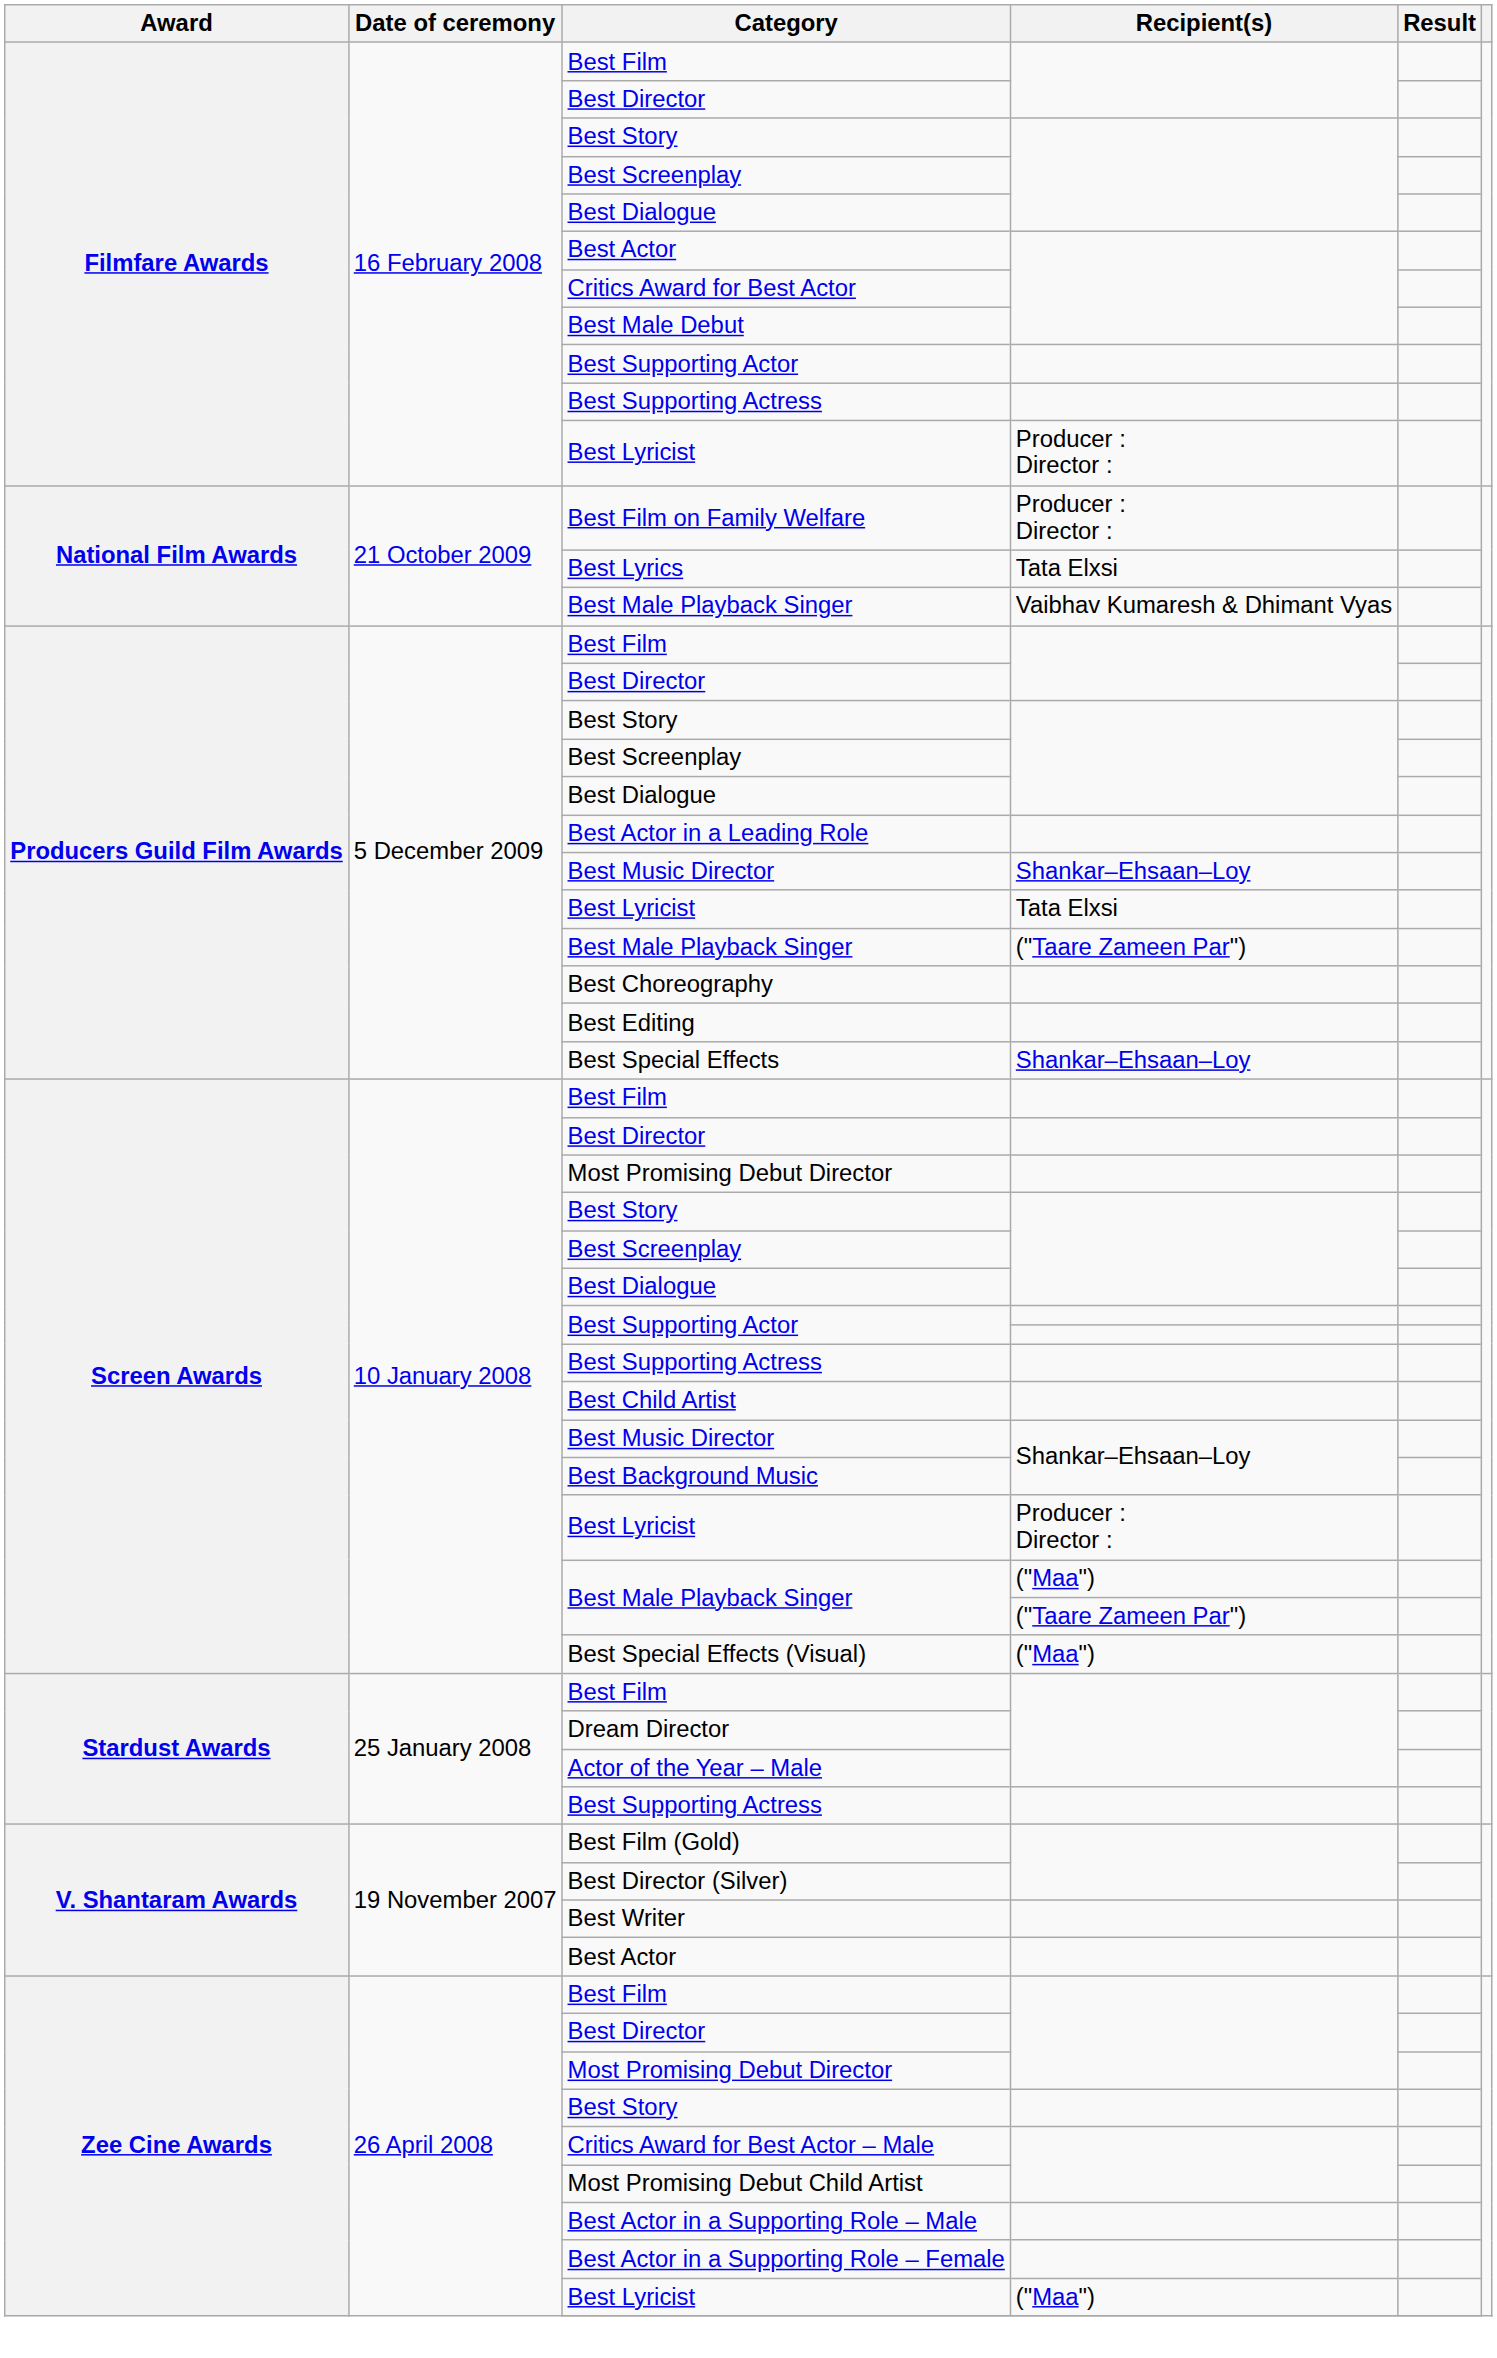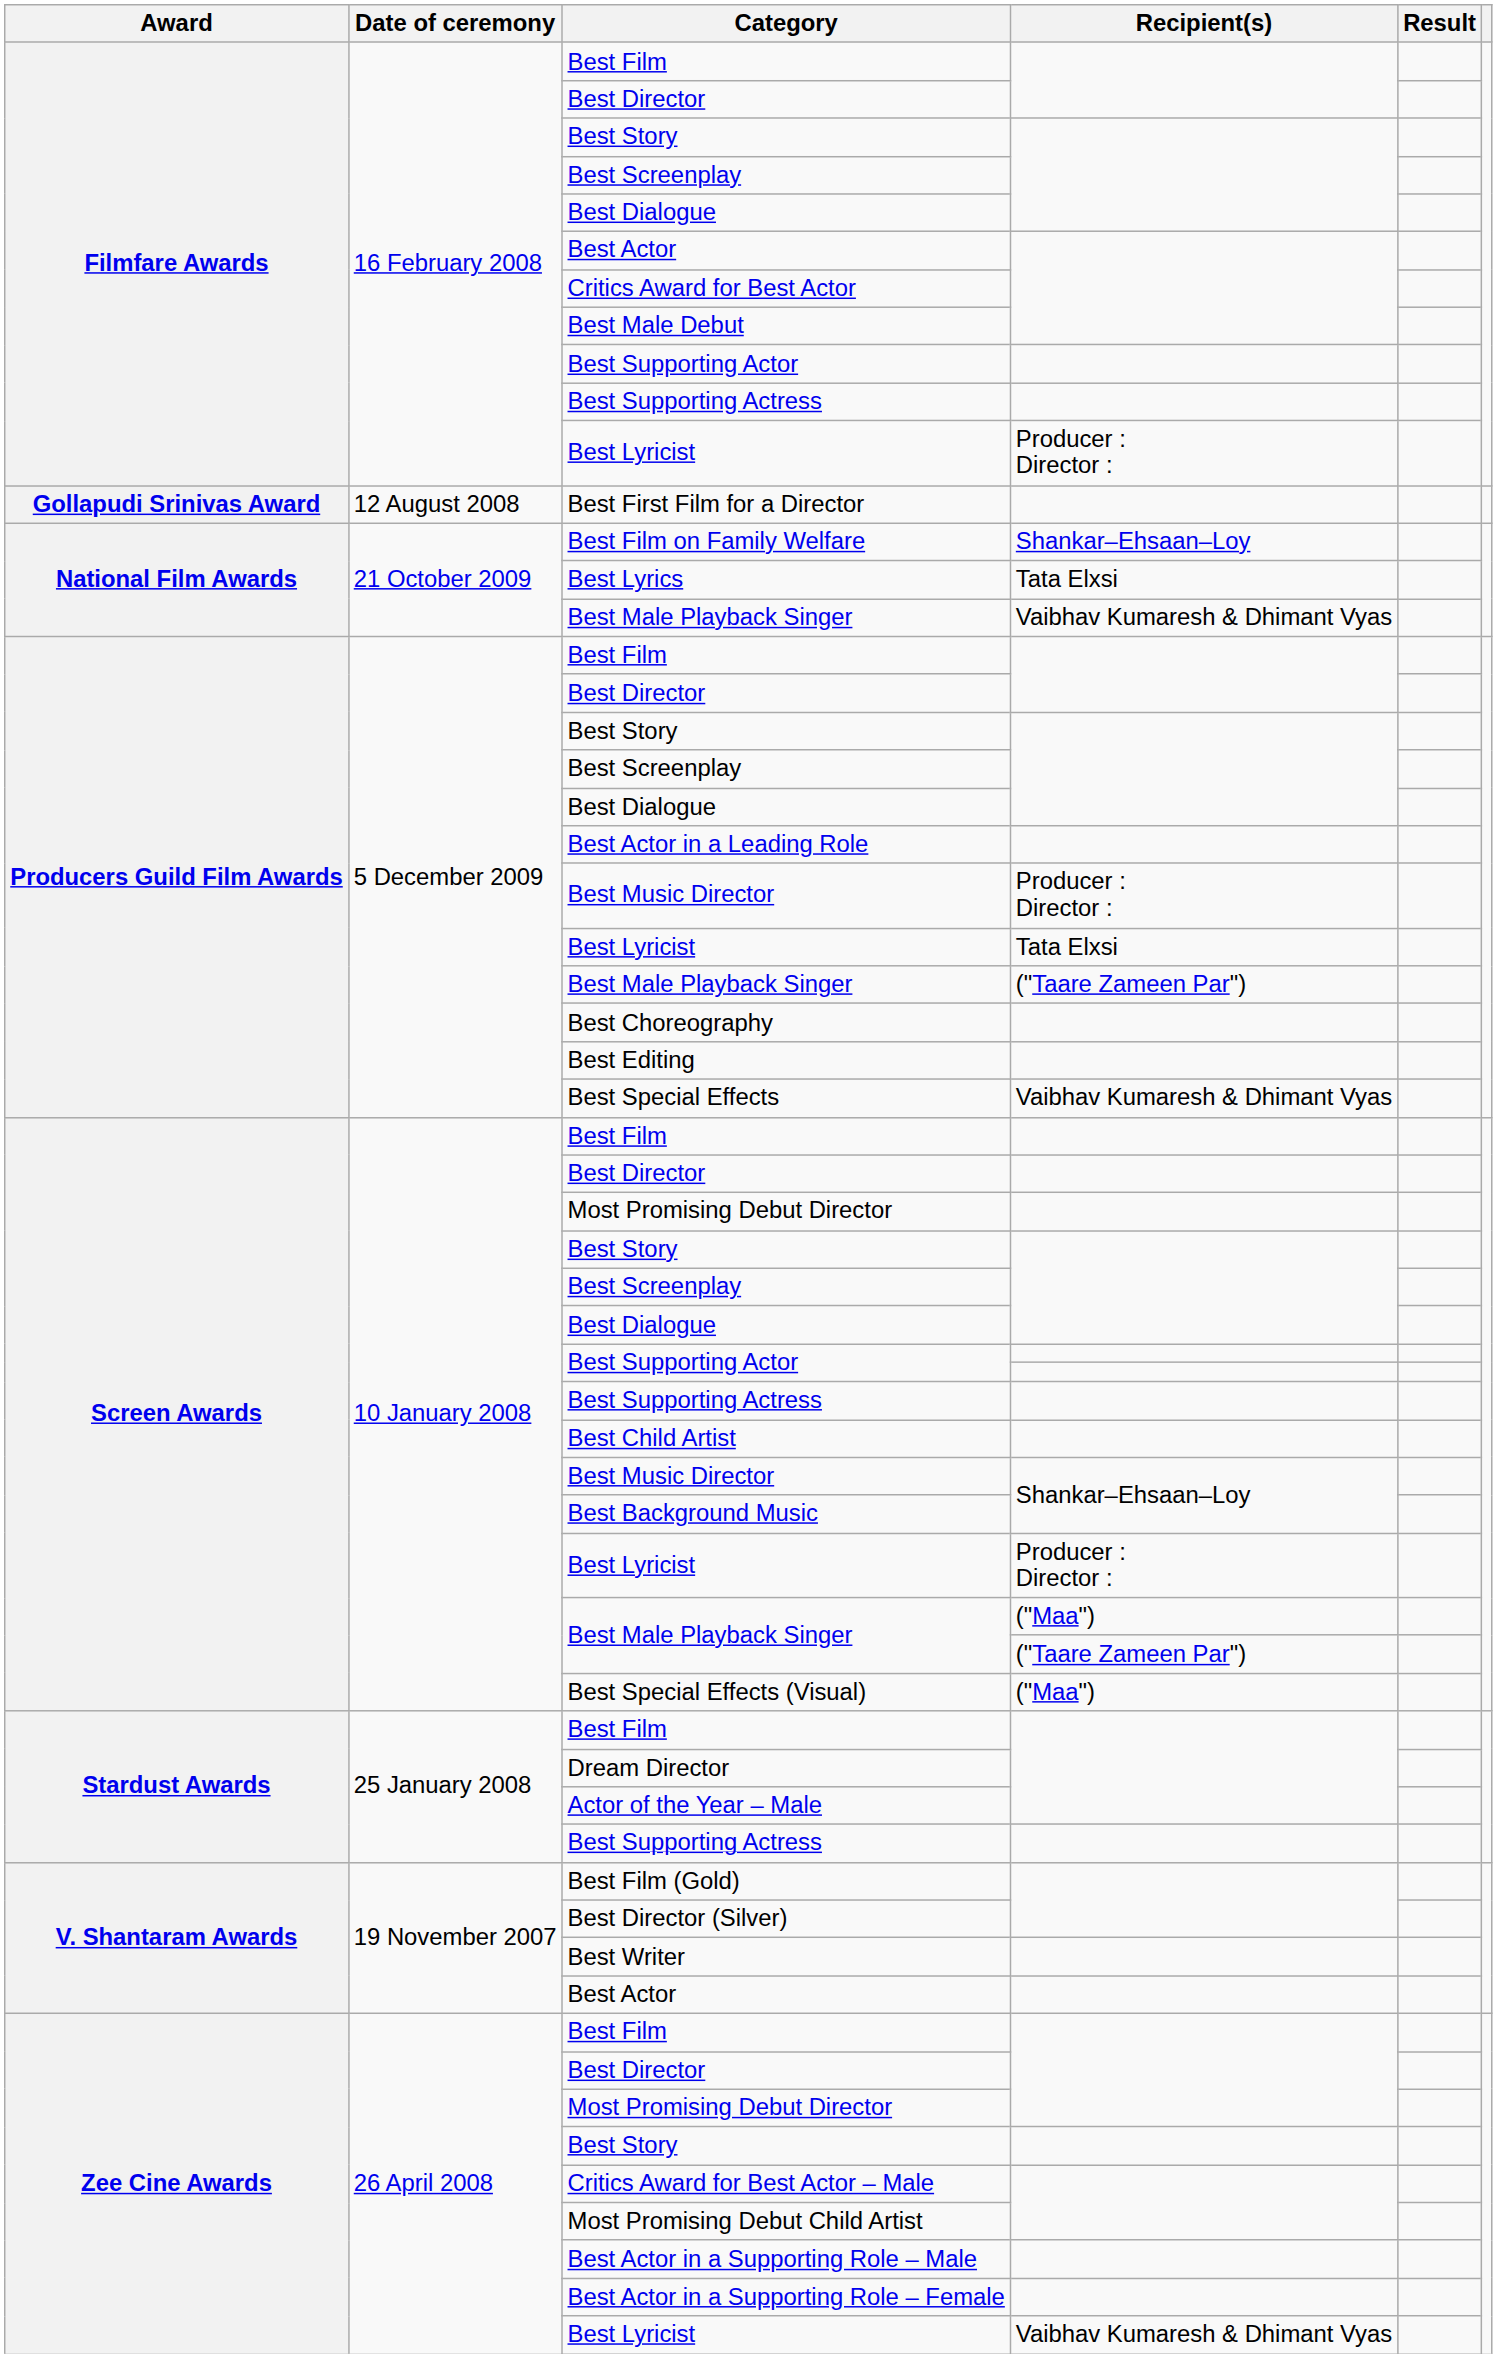+ row: (176, 503)
(1071, 517) Producer : Director : -> (1133, 541) Shankar–Ehsaan–Loy
(1133, 871) Shankar–Ehsaan–Loy -> (1071, 895) Producer : Director :
(1133, 1060) Shankar–Ehsaan–Loy -> (1204, 1097) Vaibhav Kumaresh & Dhimant Vyas
(1055, 2296) ("Maa") -> (1204, 2334) Vaibhav Kumaresh & Dhimant Vyas
